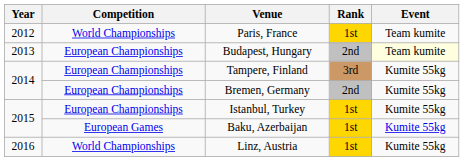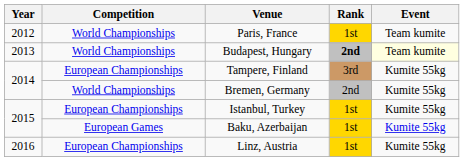(124, 52) European Championships -> (124, 52) World Championships
(351, 52) normal -> (351, 52) bold
(124, 90) European Championships -> (124, 90) World Championships
(124, 147) World Championships -> (124, 147) European Championships
